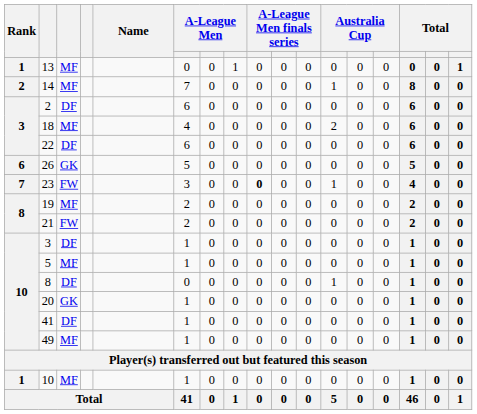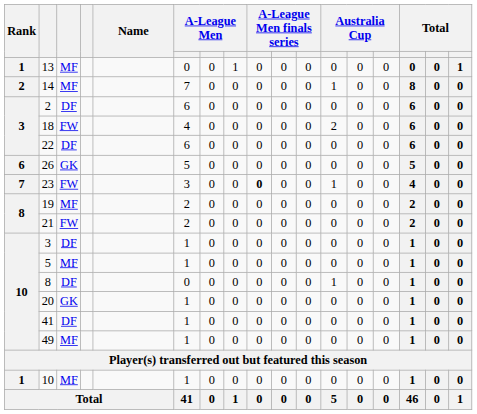(69, 125) MF -> (69, 125) FW
